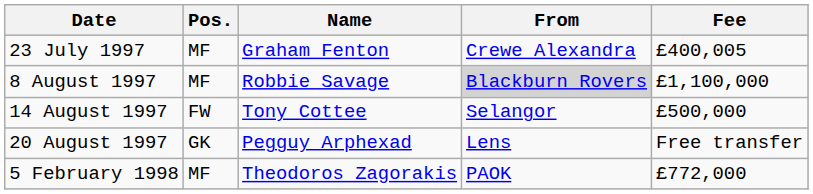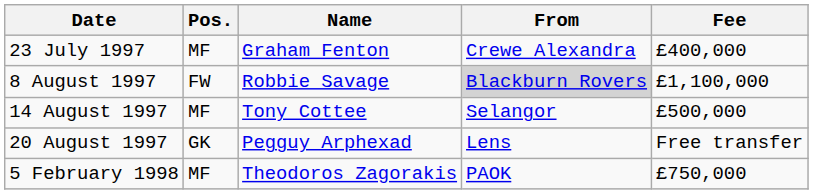(701, 51) £400,005 -> (701, 51) £400,000
(199, 82) MF -> (199, 82) FW
(199, 112) FW -> (199, 112) MF
(701, 174) £772,000 -> (701, 174) £750,000
